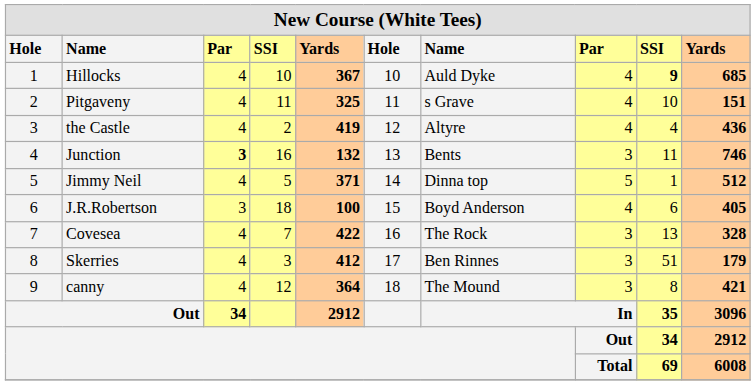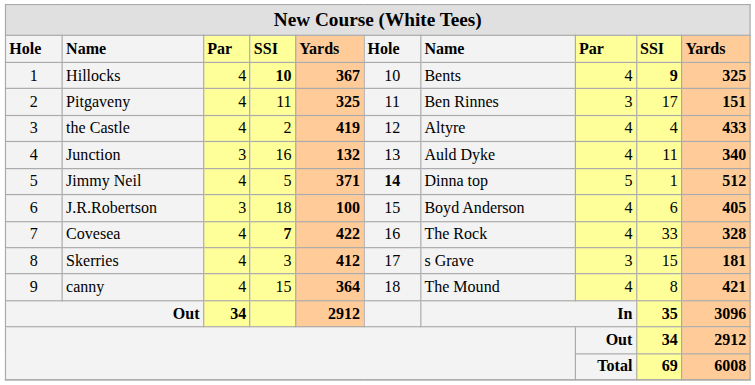(284, 75) normal -> (284, 75) bold
(460, 75) Auld Dyke -> (443, 75) Bents
(734, 75) 685 -> (734, 75) 325
(449, 101) s Grave -> (462, 101) Ben Rinnes
(628, 101) 4 -> (628, 101) 3
(670, 101) 10 -> (670, 101) 17
(734, 127) 436 -> (734, 127) 433
(242, 154) bold -> (242, 154) normal
(443, 154) Bents -> (460, 154) Auld Dyke
(628, 154) 3 -> (628, 154) 4
(734, 154) 746 -> (734, 154) 340
(392, 180) normal -> (392, 180) bold
(288, 233) normal -> (288, 233) bold
(628, 233) 3 -> (628, 233) 4
(670, 233) 13 -> (670, 233) 33
(462, 260) Ben Rinnes -> (449, 260) s Grave
(670, 260) 51 -> (670, 260) 15
(734, 260) 179 -> (734, 260) 181
(284, 286) 12 -> (284, 286) 15
(628, 286) 3 -> (628, 286) 4
